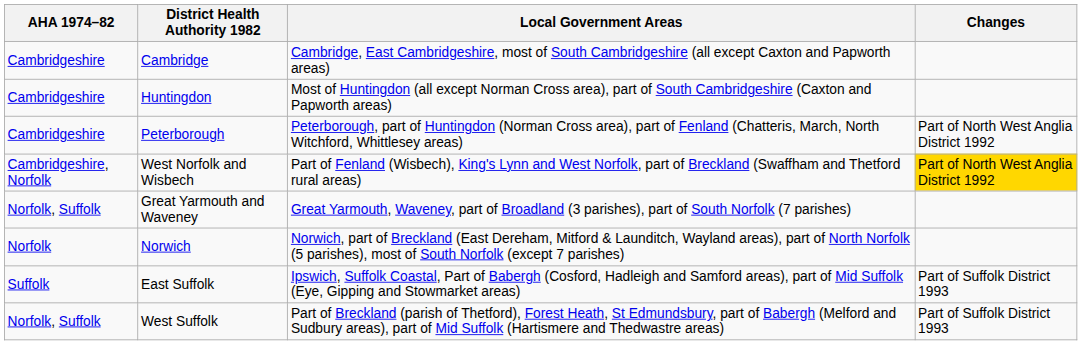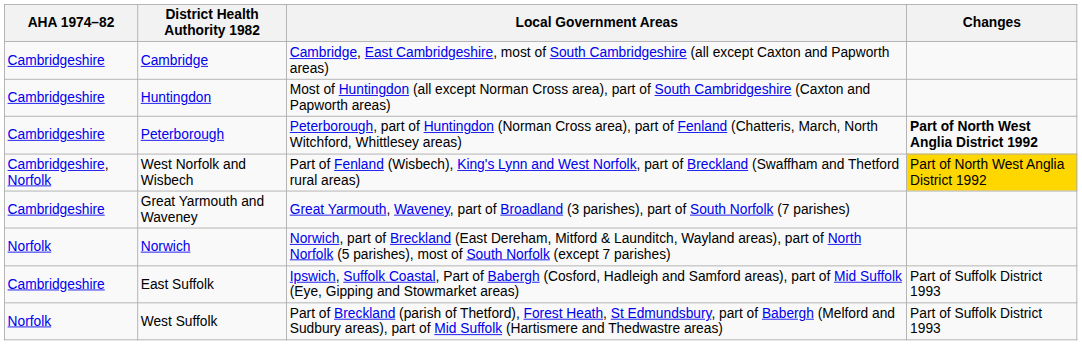(995, 135) normal -> (974, 135) bold
(54, 209) Norfolk, Suffolk -> (56, 209) Cambridgeshire
(29, 284) Suffolk -> (56, 284) Cambridgeshire
(54, 321) Norfolk, Suffolk -> (29, 321) Norfolk
